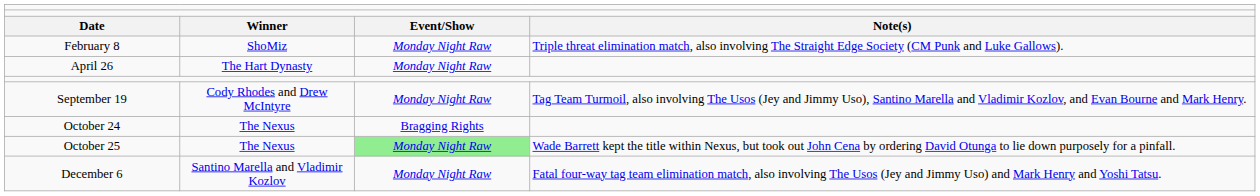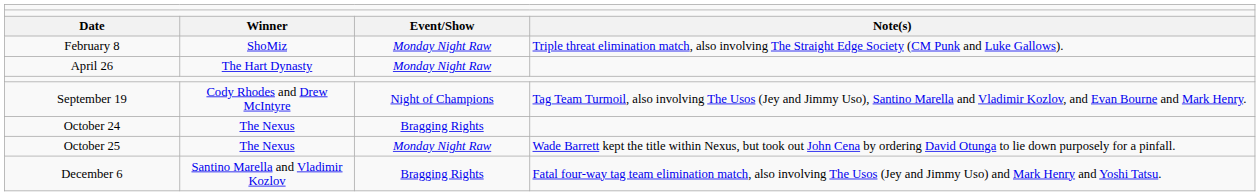(442, 99) Monday Night Raw -> (442, 99) Night of Champions
(442, 146) lightgreen background -> (442, 146) no background
(442, 173) Monday Night Raw -> (442, 173) Bragging Rights
